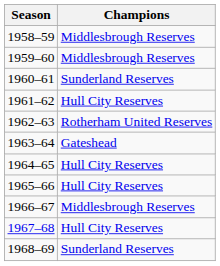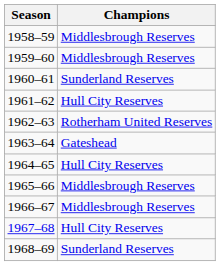(112, 185) Hull City Reserves -> (128, 185) Middlesbrough Reserves
